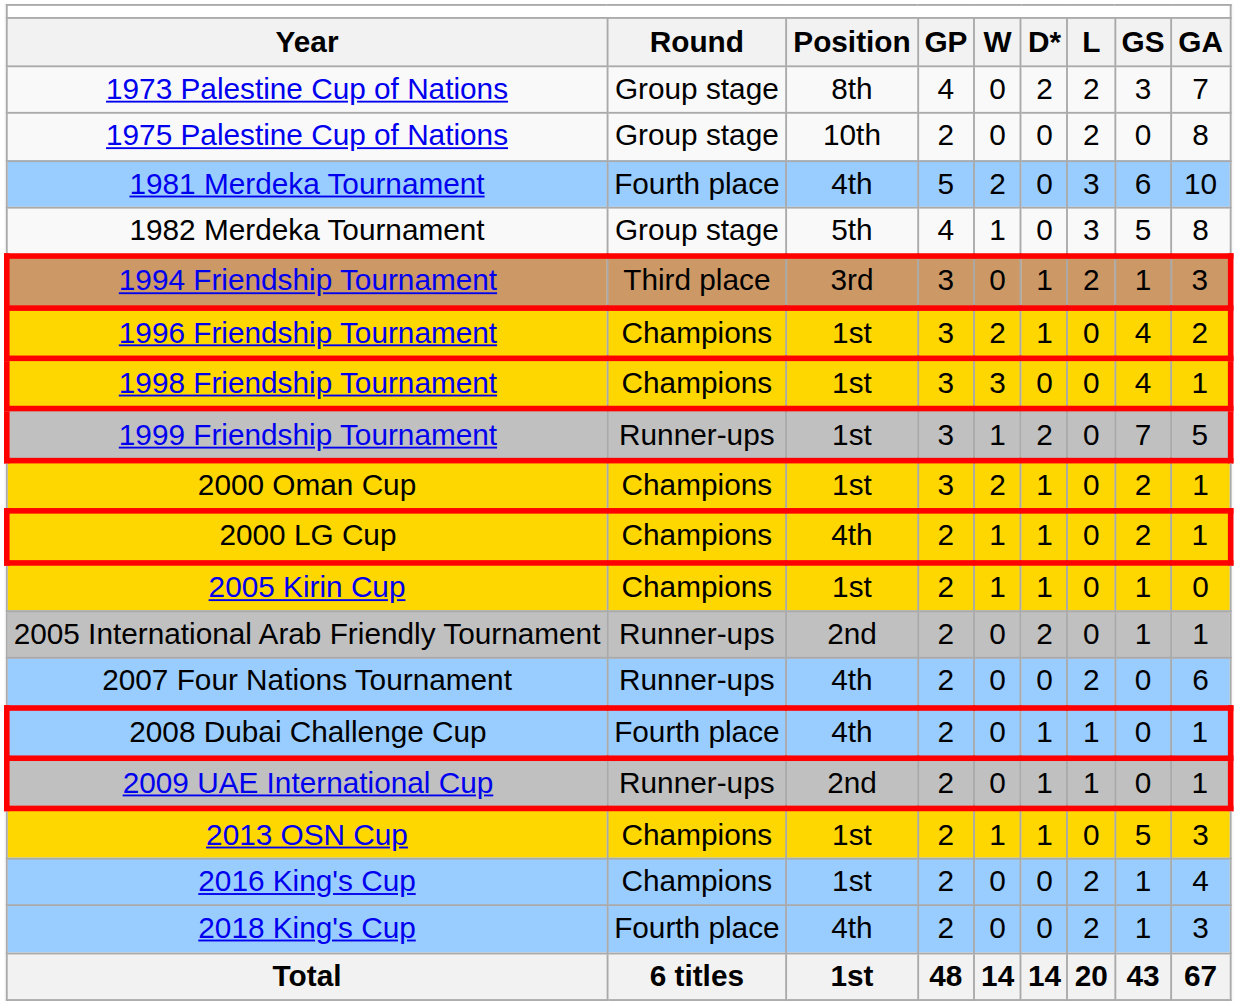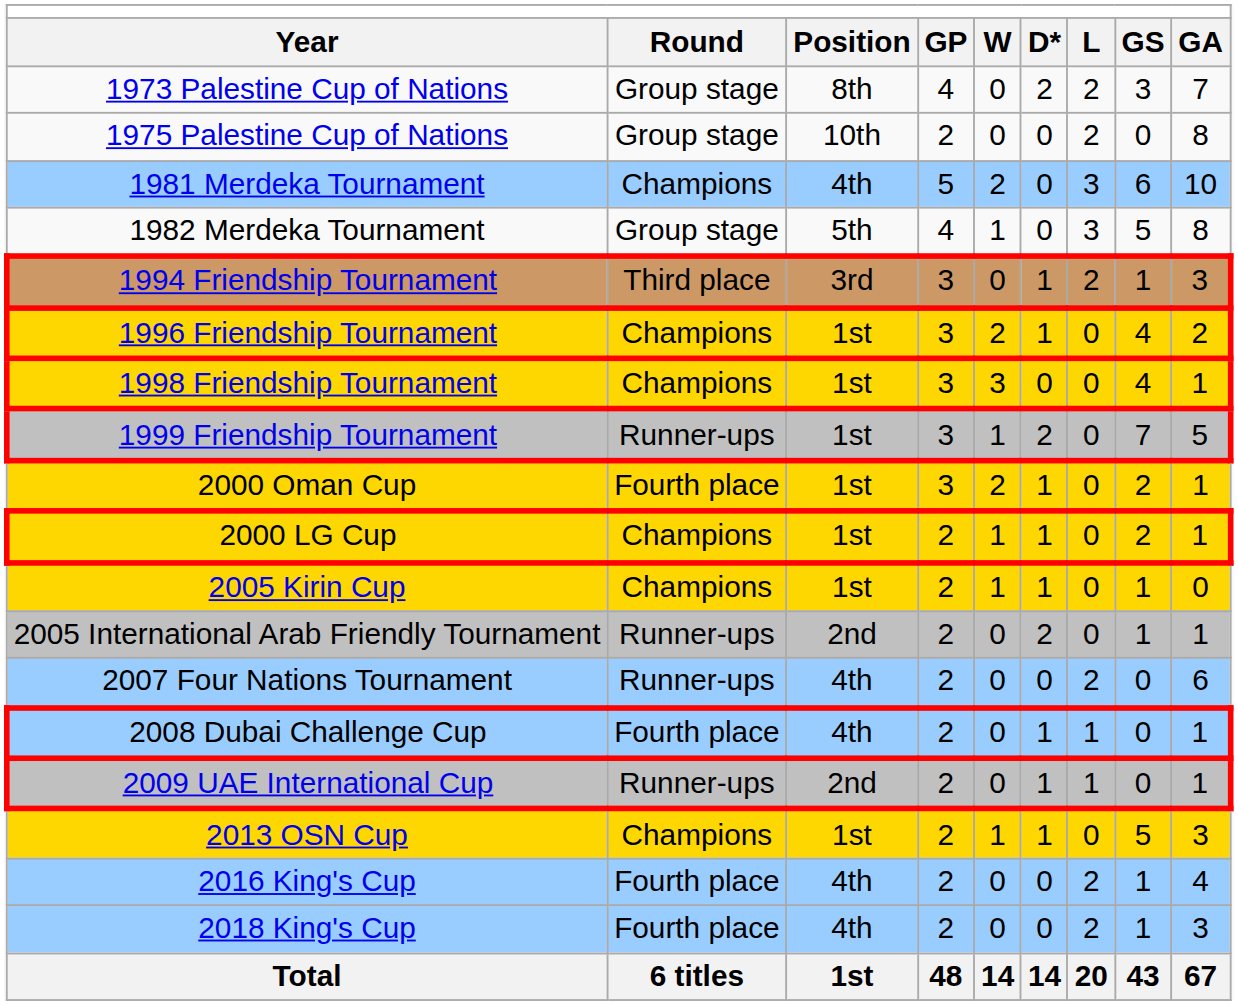(697, 183) Fourth place -> (697, 183) Champions
(697, 485) Champions -> (697, 485) Fourth place
(852, 536) 4th -> (852, 536) 1st
(697, 881) Champions -> (697, 881) Fourth place
(852, 881) 1st -> (852, 881) 4th
